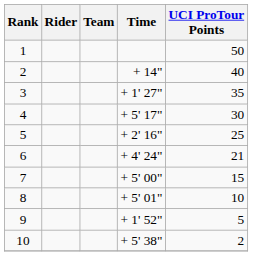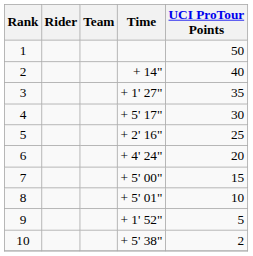(238, 156) 21 -> (238, 156) 20
